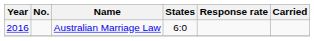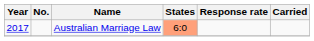(18, 28) 2016 -> (18, 28) 2017
(180, 28) no background -> (180, 28) lightsalmon background
